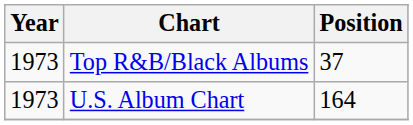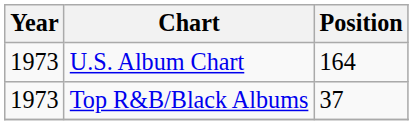rows swapped: (157, 100) <-> (189, 61)
